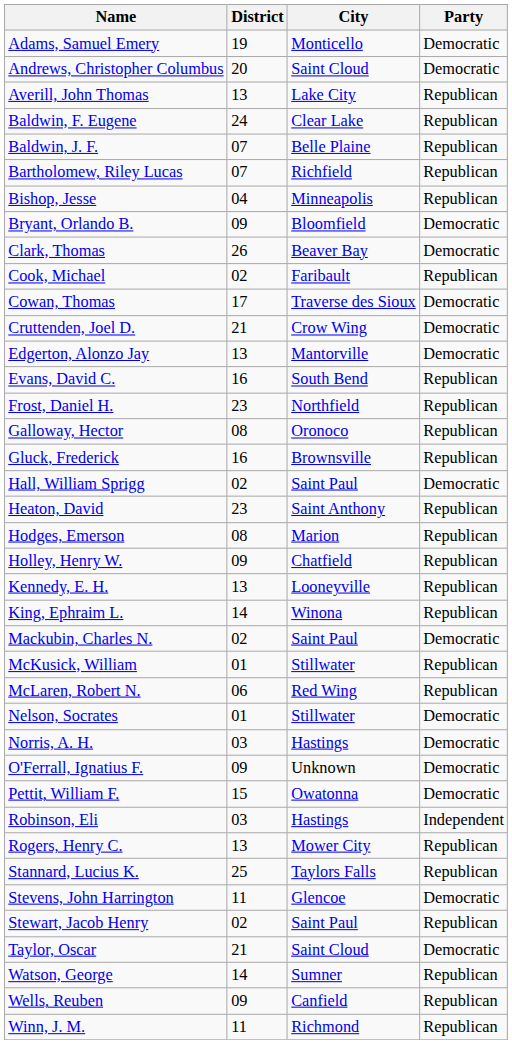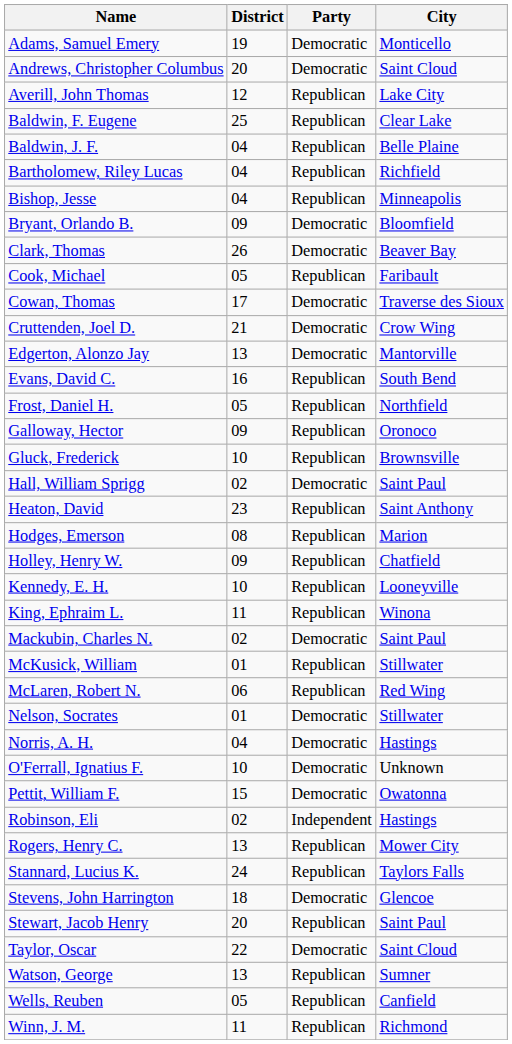columns swapped: (353, 17) <-> (464, 17)
(239, 95) 13 -> (239, 95) 12
(239, 120) 24 -> (239, 120) 25
(239, 146) 07 -> (239, 146) 04
(239, 172) 07 -> (239, 172) 04
(239, 276) 02 -> (239, 276) 05
(239, 405) 23 -> (239, 405) 05
(239, 431) 08 -> (239, 431) 09
(239, 457) 16 -> (239, 457) 10
(239, 586) 13 -> (239, 586) 10
(239, 612) 14 -> (239, 612) 11
(239, 742) 03 -> (239, 742) 04
(239, 768) 09 -> (239, 768) 10
(239, 819) 03 -> (239, 819) 02
(239, 871) 25 -> (239, 871) 24
(239, 897) 11 -> (239, 897) 18
(239, 923) 02 -> (239, 923) 20
(239, 949) 21 -> (239, 949) 22
(239, 975) 14 -> (239, 975) 13
(239, 1000) 09 -> (239, 1000) 05
